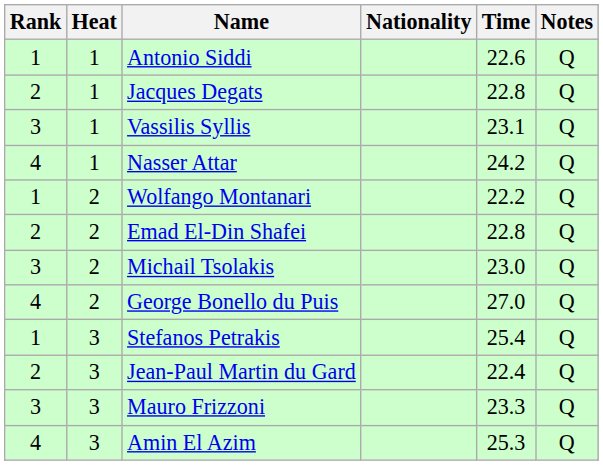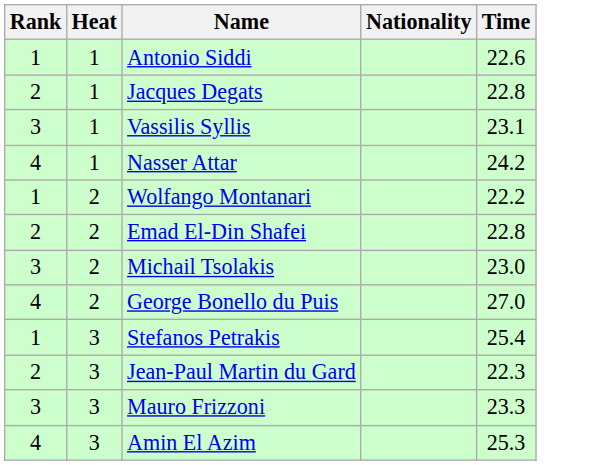- column: (567, 22)
(506, 372) 22.4 -> (506, 372) 22.3
